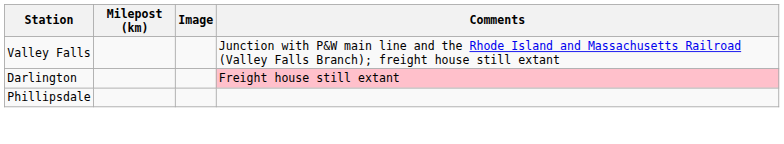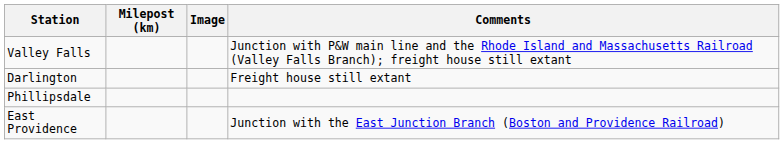(309, 78) pink background -> (321, 78) no background
+ row: (42, 123)
